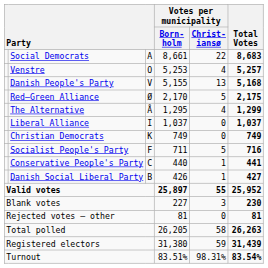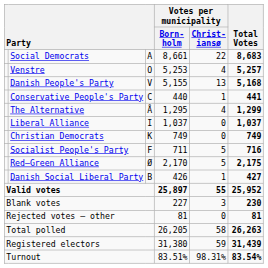rows swapped: (55, 97) <-> (77, 163)
